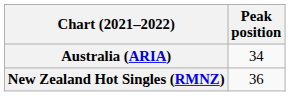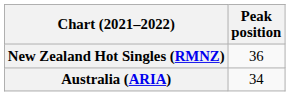rows swapped: (116, 56) <-> (116, 79)
